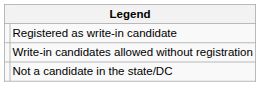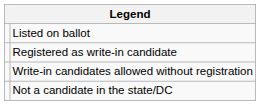+ row: (51, 33)
